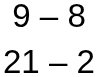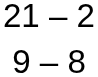rows swapped: (49, 16) <-> (49, 62)
